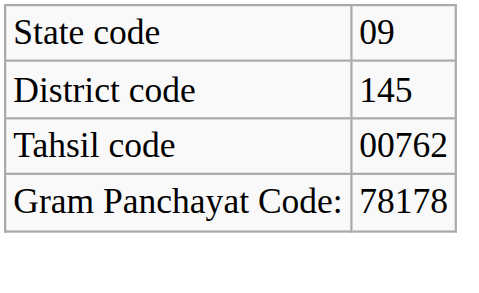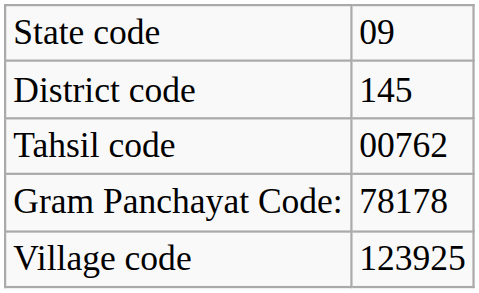+ row: (102, 257)
